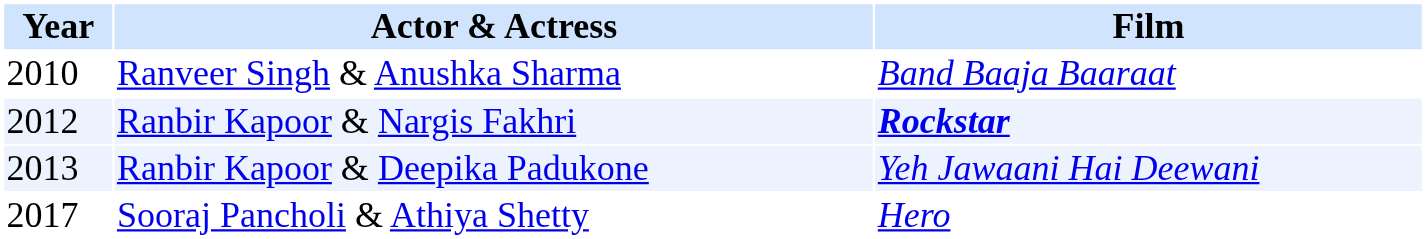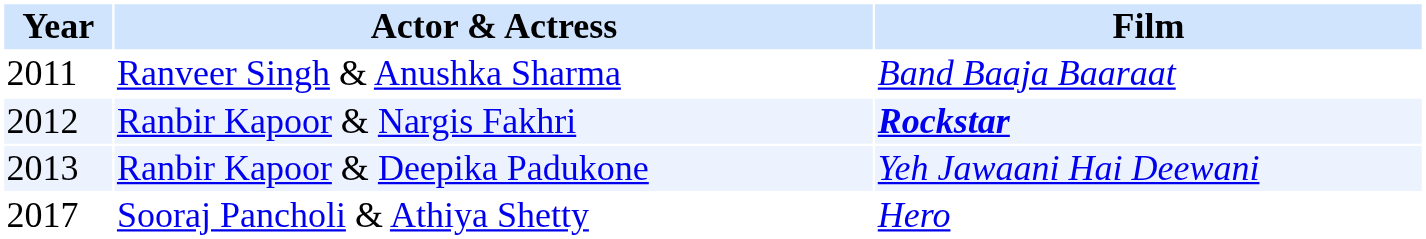(42, 73) 2010 -> (42, 73) 2011
